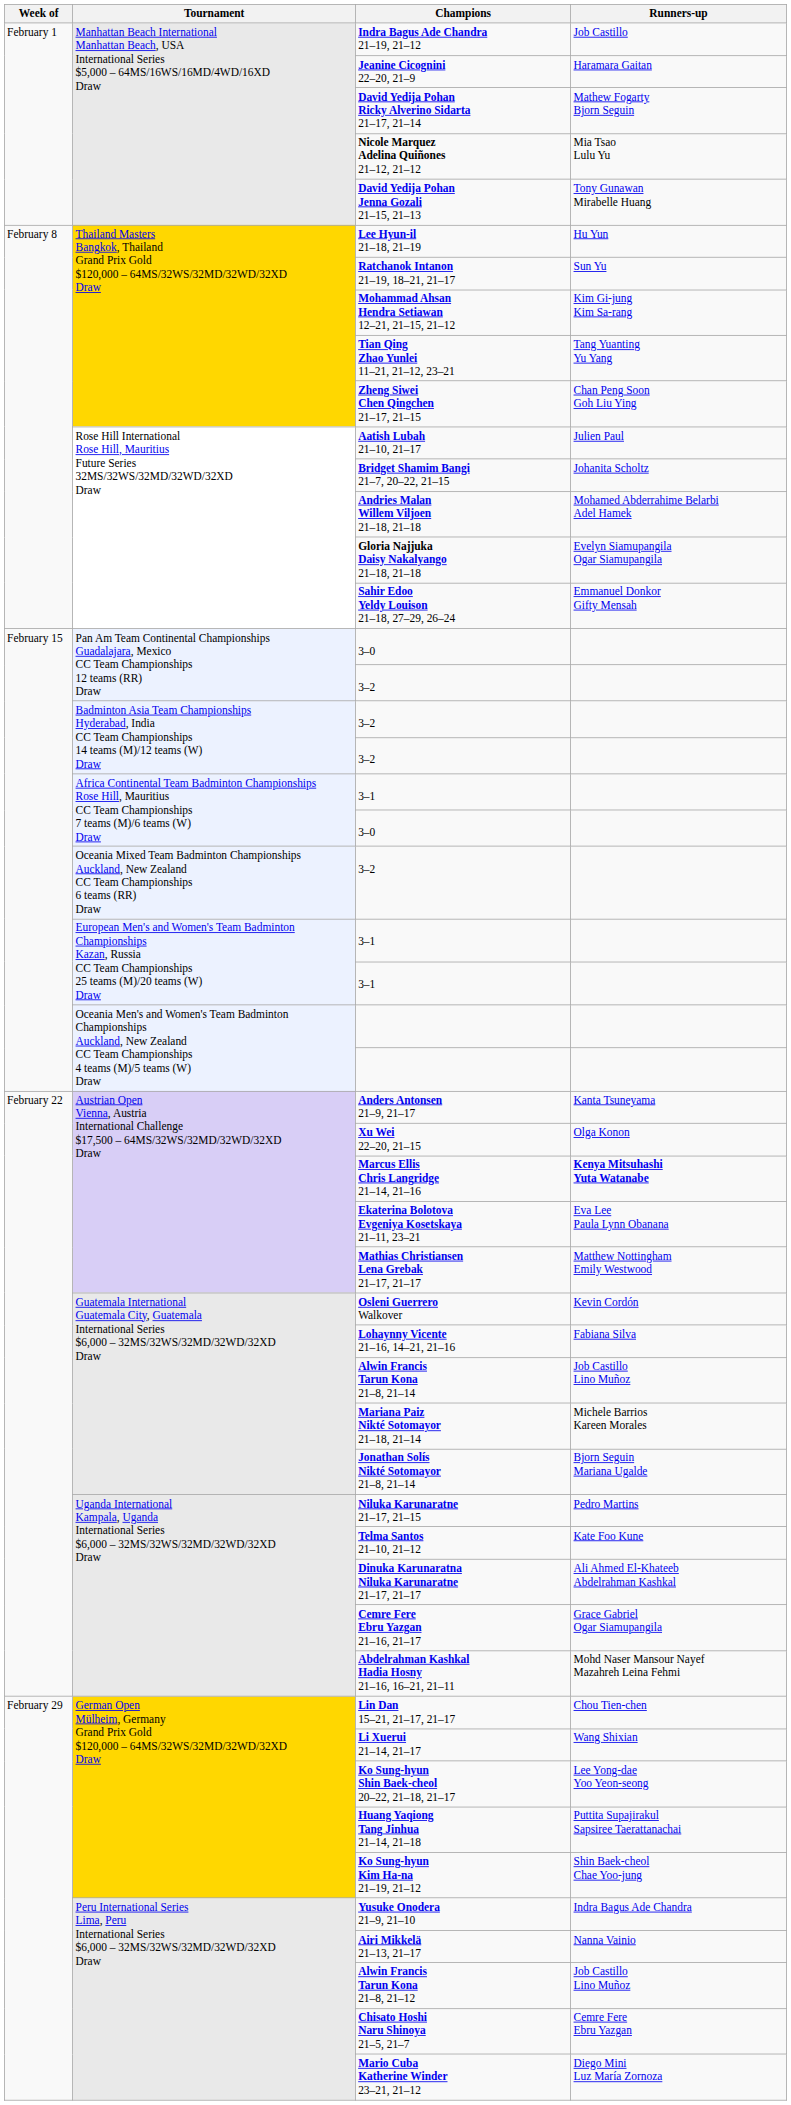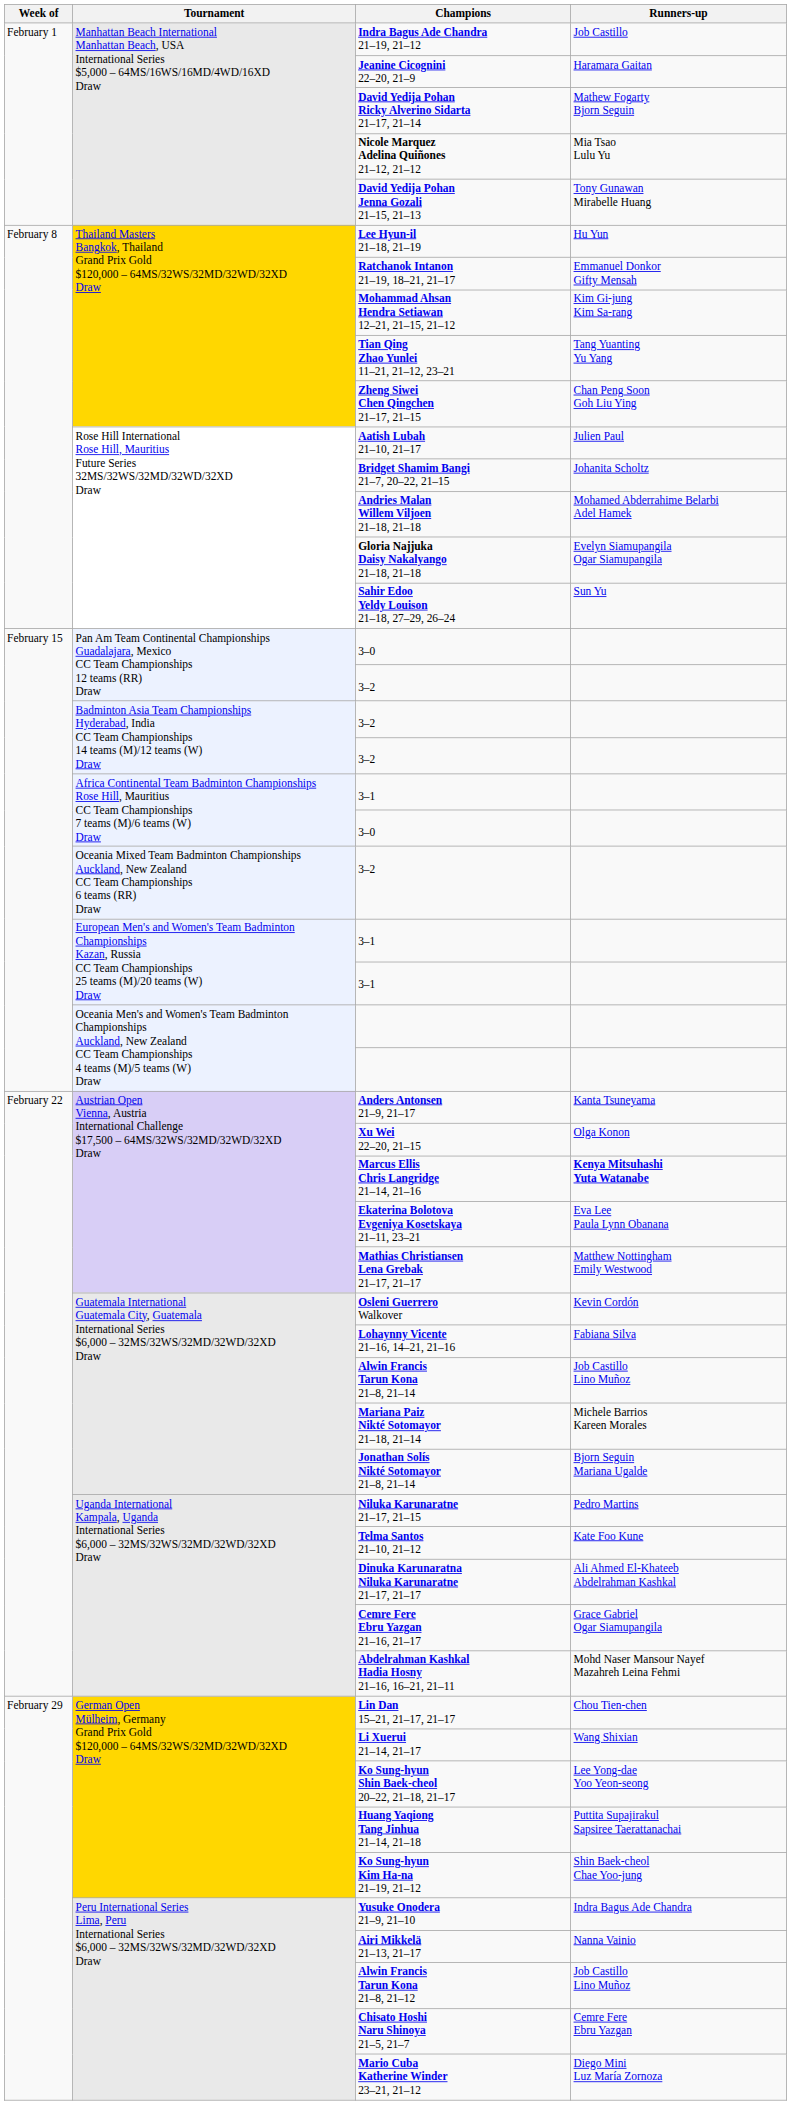(590, 266) Sun Yu -> (617, 273) Emmanuel Donkor Gifty Mensah
(617, 598) Emmanuel Donkor Gifty Mensah -> (590, 591) Sun Yu
